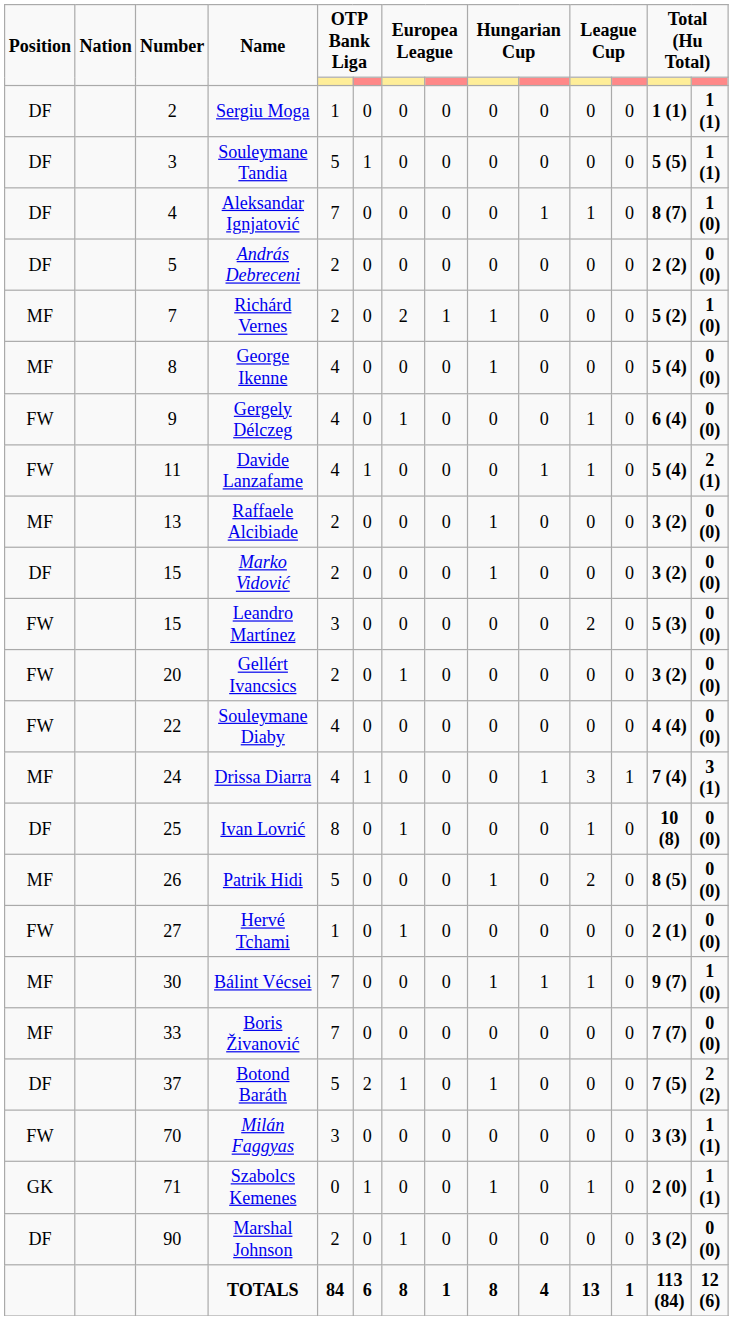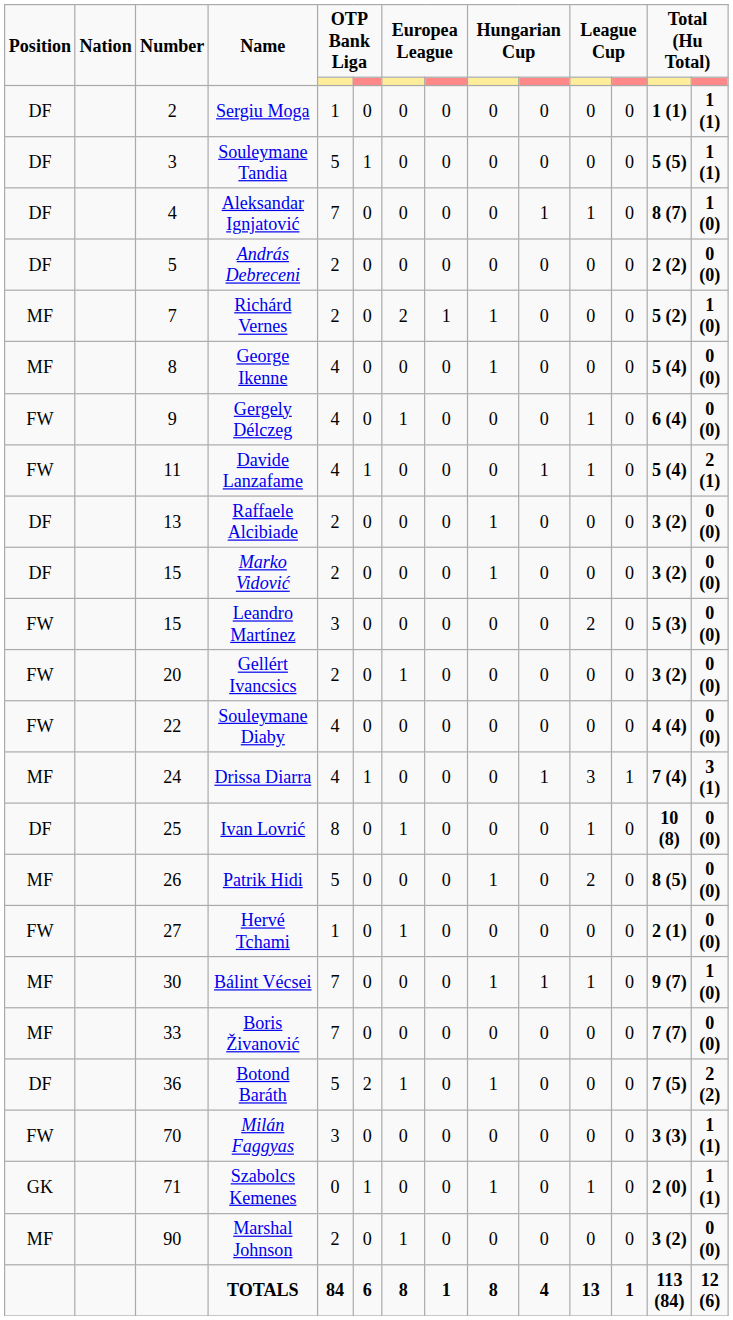(40, 521) MF -> (40, 521) DF
(172, 1085) 37 -> (172, 1085) 36
(40, 1238) DF -> (40, 1238) MF
